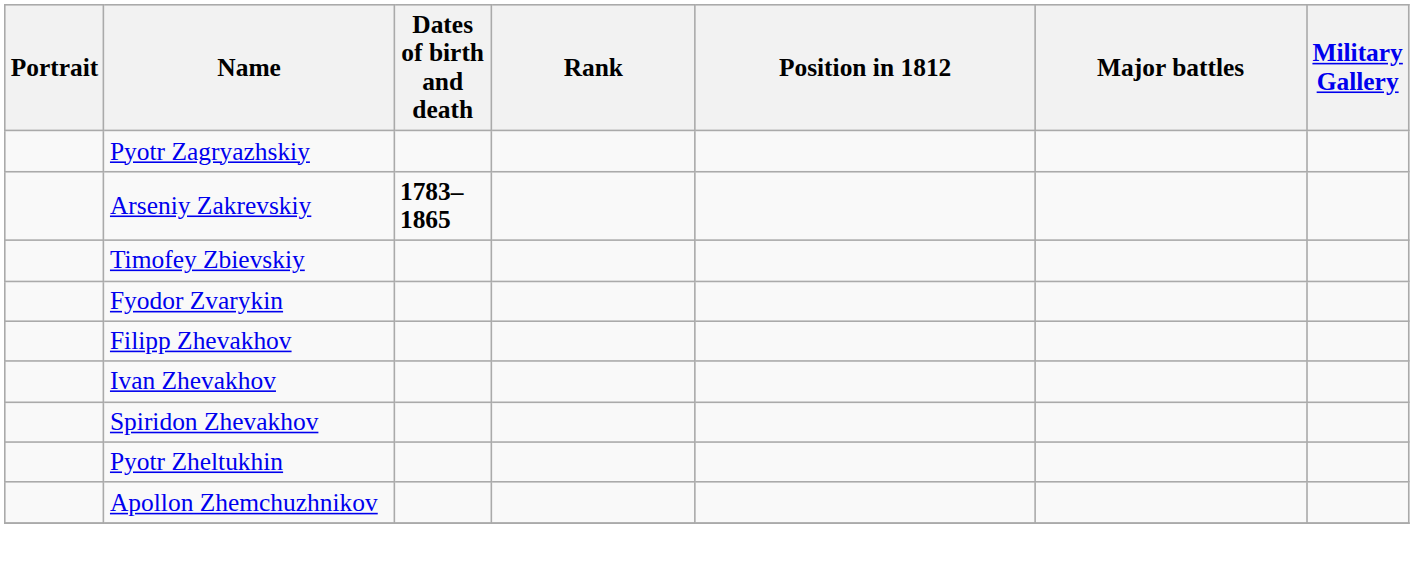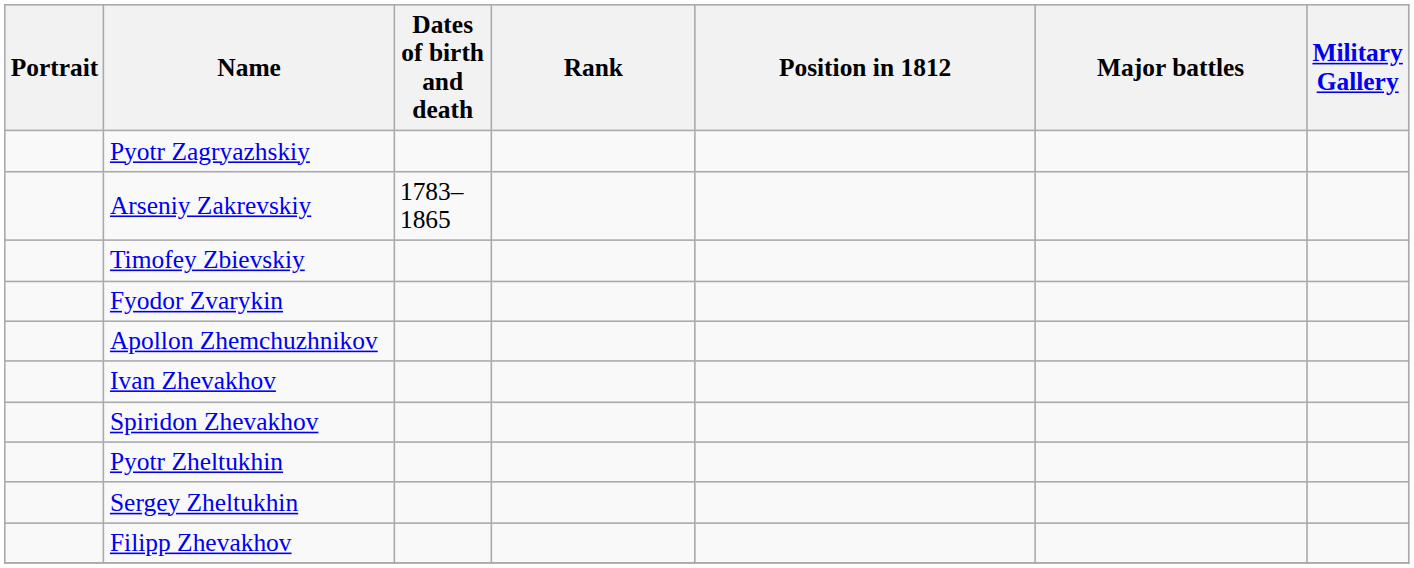(432, 205) bold -> (432, 205) normal
rows swapped: (201, 340) <-> (244, 502)
+ row: (204, 502)
